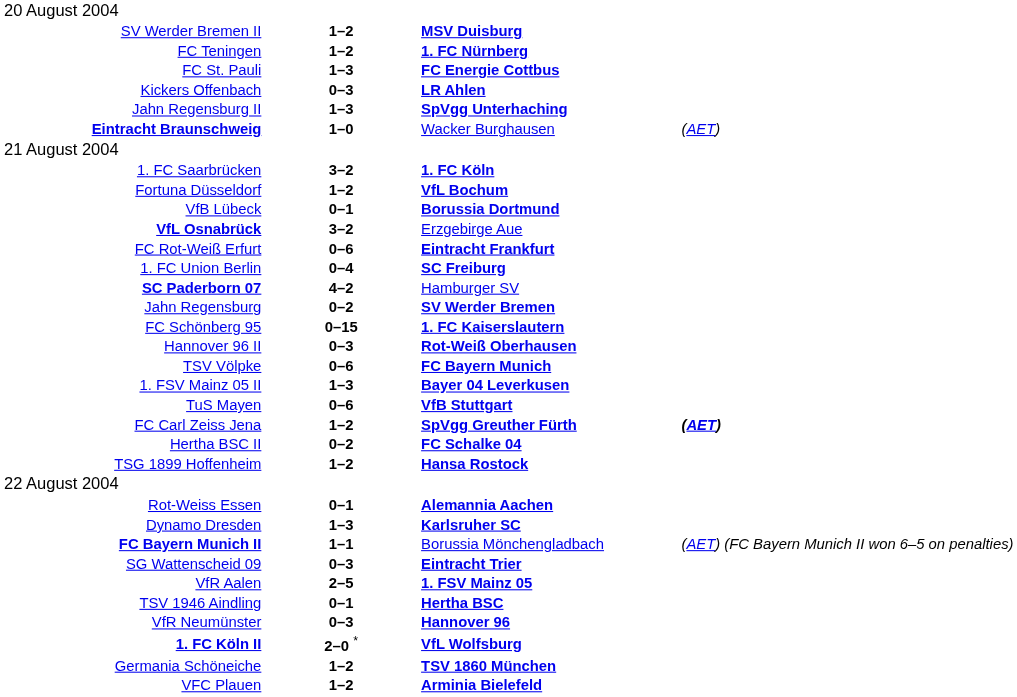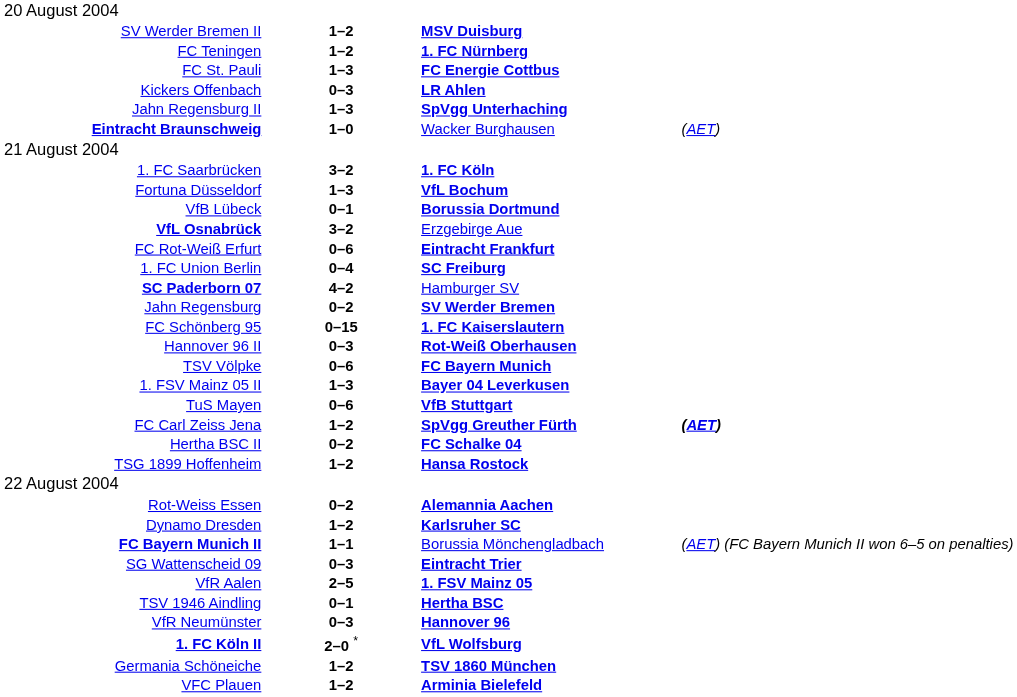(341, 190) 1–2 -> (341, 190) 1–3
(341, 505) 0–1 -> (341, 505) 0–2
(341, 524) 1–3 -> (341, 524) 1–2
